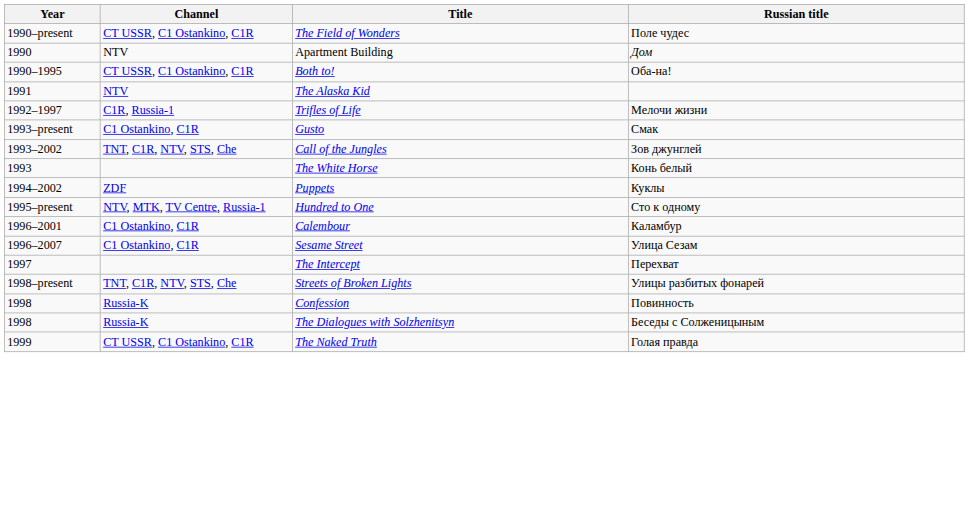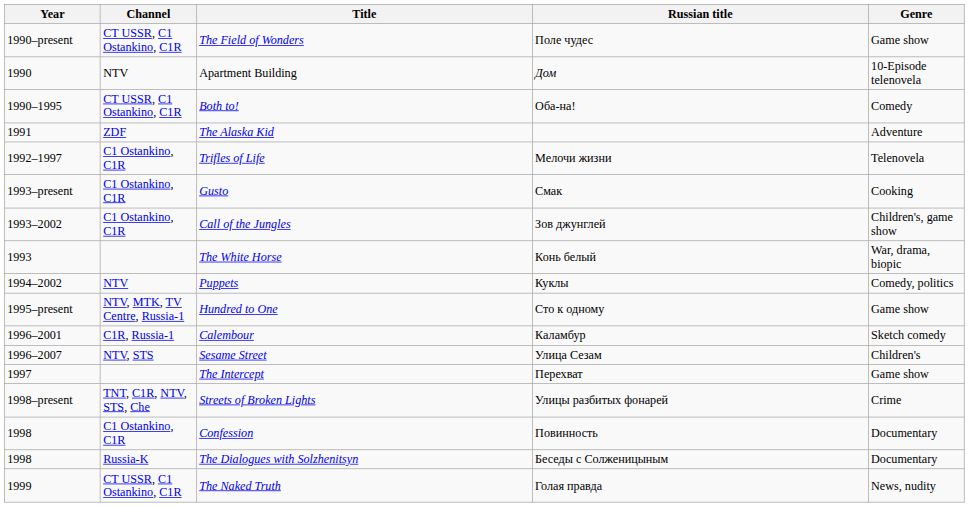+ column: (916, 14)
(116, 91) NTV -> (115, 132) ZDF
(139, 110) C1R, Russia-1 -> (138, 158) C1 Ostankino, C1R
(170, 149) TNT, C1R, NTV, STS, Che -> (138, 224) C1 Ostankino, C1R
(115, 187) ZDF -> (116, 283) NTV
(151, 226) C1 Ostankino, C1R -> (139, 335) C1R, Russia-1
(151, 245) C1 Ostankino, C1R -> (128, 355) NTV, STS
(126, 303) Russia-K -> (138, 433) C1 Ostankino, C1R
